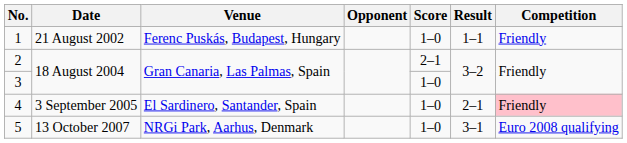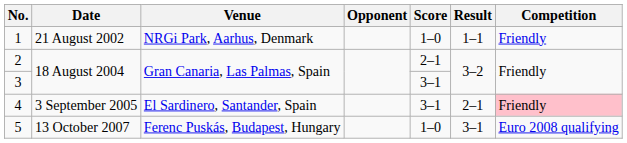(242, 37) Ferenc Puskás, Budapest, Hungary -> (229, 37) NRGi Park, Aarhus, Denmark
(430, 82) 1–0 -> (430, 82) 3–1
(430, 104) 1–0 -> (430, 104) 3–1
(229, 127) NRGi Park, Aarhus, Denmark -> (242, 127) Ferenc Puskás, Budapest, Hungary
